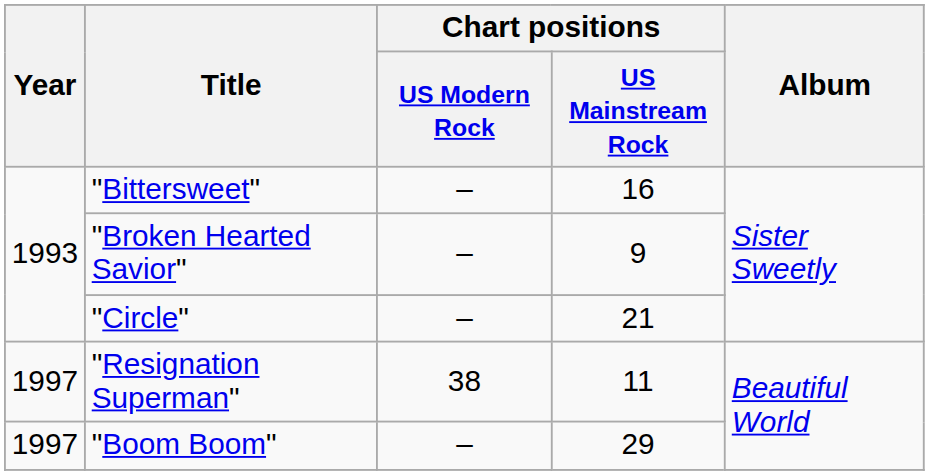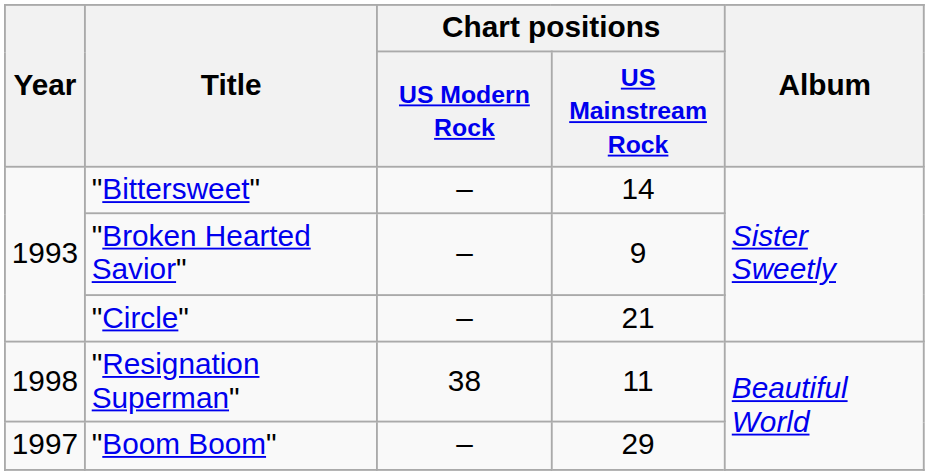(638, 189) 16 -> (638, 189) 14
(45, 381) 1997 -> (45, 381) 1998
